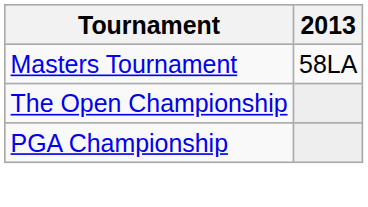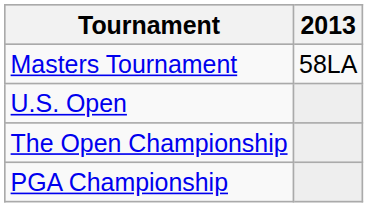+ row: (69, 104)
